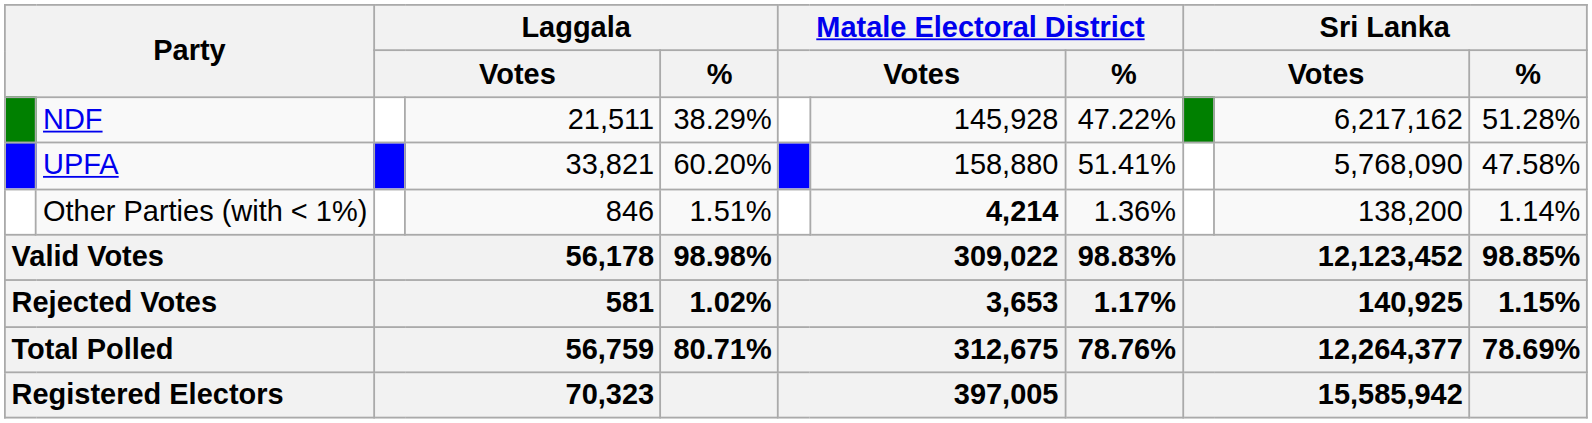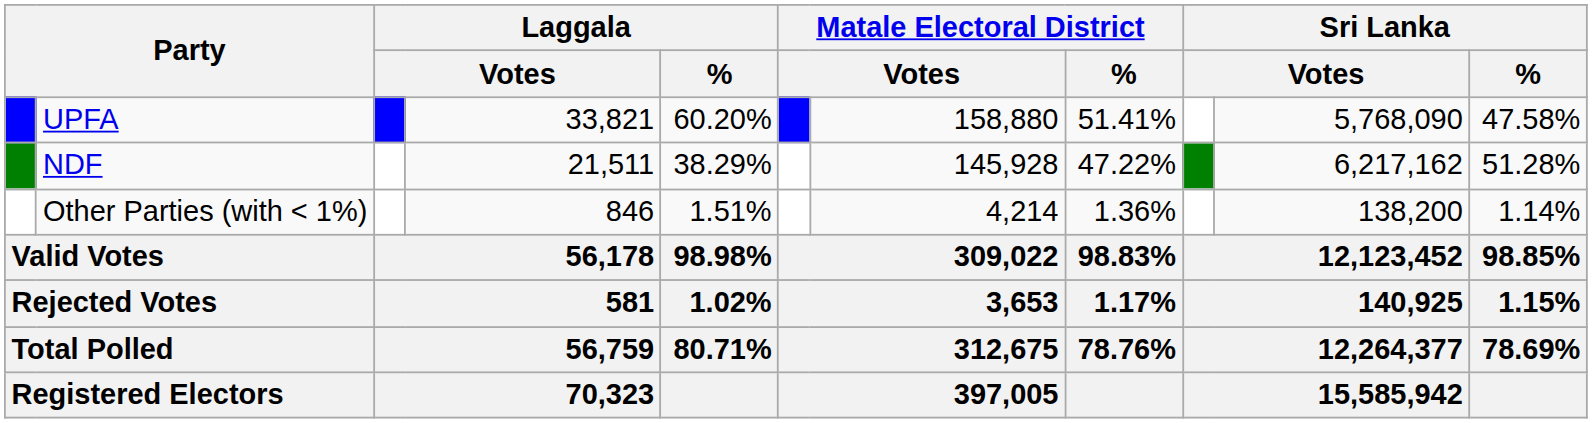rows swapped: (81, 165) <-> (73, 119)
(1022, 211) bold -> (1022, 211) normal
